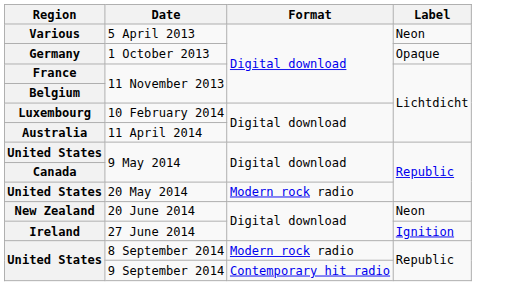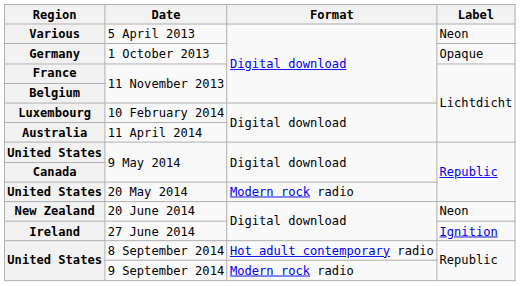(292, 251) Modern rock radio -> (332, 251) Hot adult contemporary radio
(310, 270) Contemporary hit radio -> (292, 270) Modern rock radio
